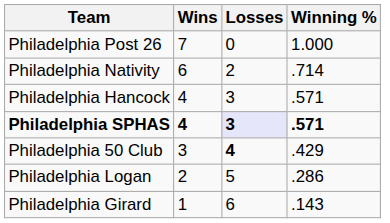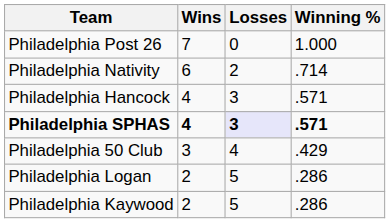(230, 151) bold -> (234, 151) normal
+ row: (91, 204)
- row: (80, 204)
